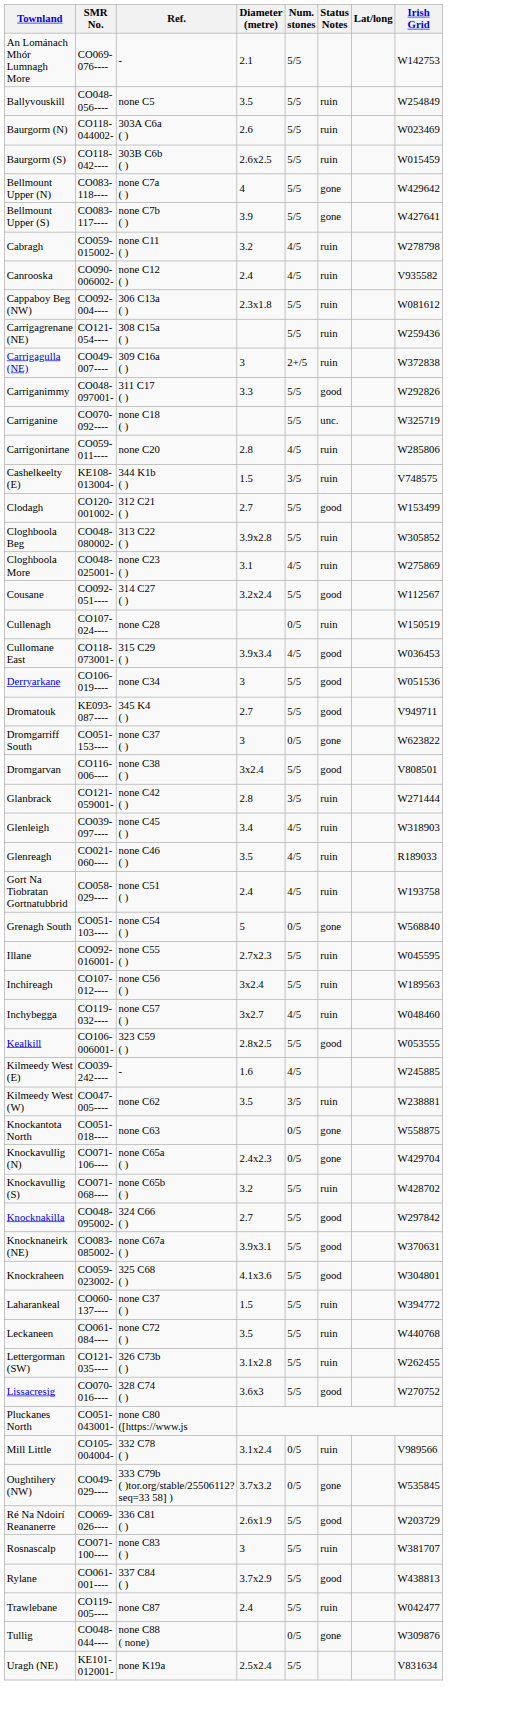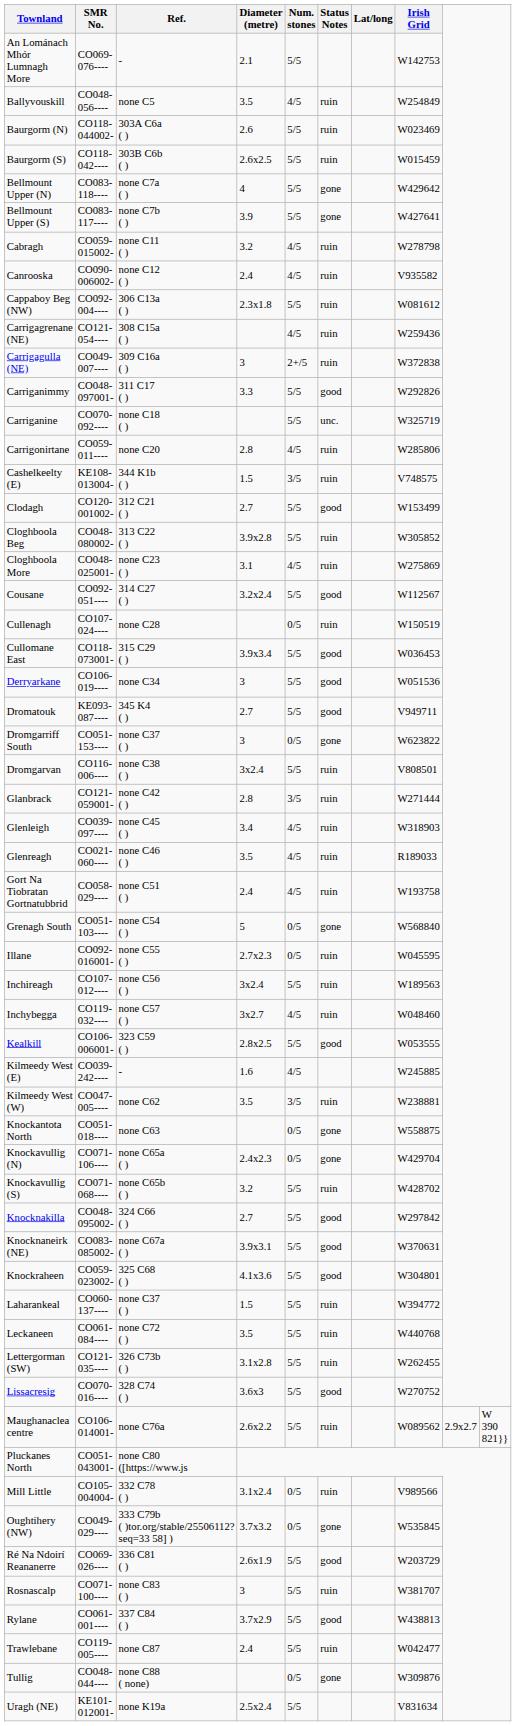(294, 101) 5/5 -> (294, 101) 4/5
(294, 333) 5/5 -> (294, 333) 4/5
(294, 653) 4/5 -> (294, 653) 5/5
(331, 769) good -> (329, 769) ruin
(294, 956) 5/5 -> (294, 956) 0/5
+ row: (38, 1427)
